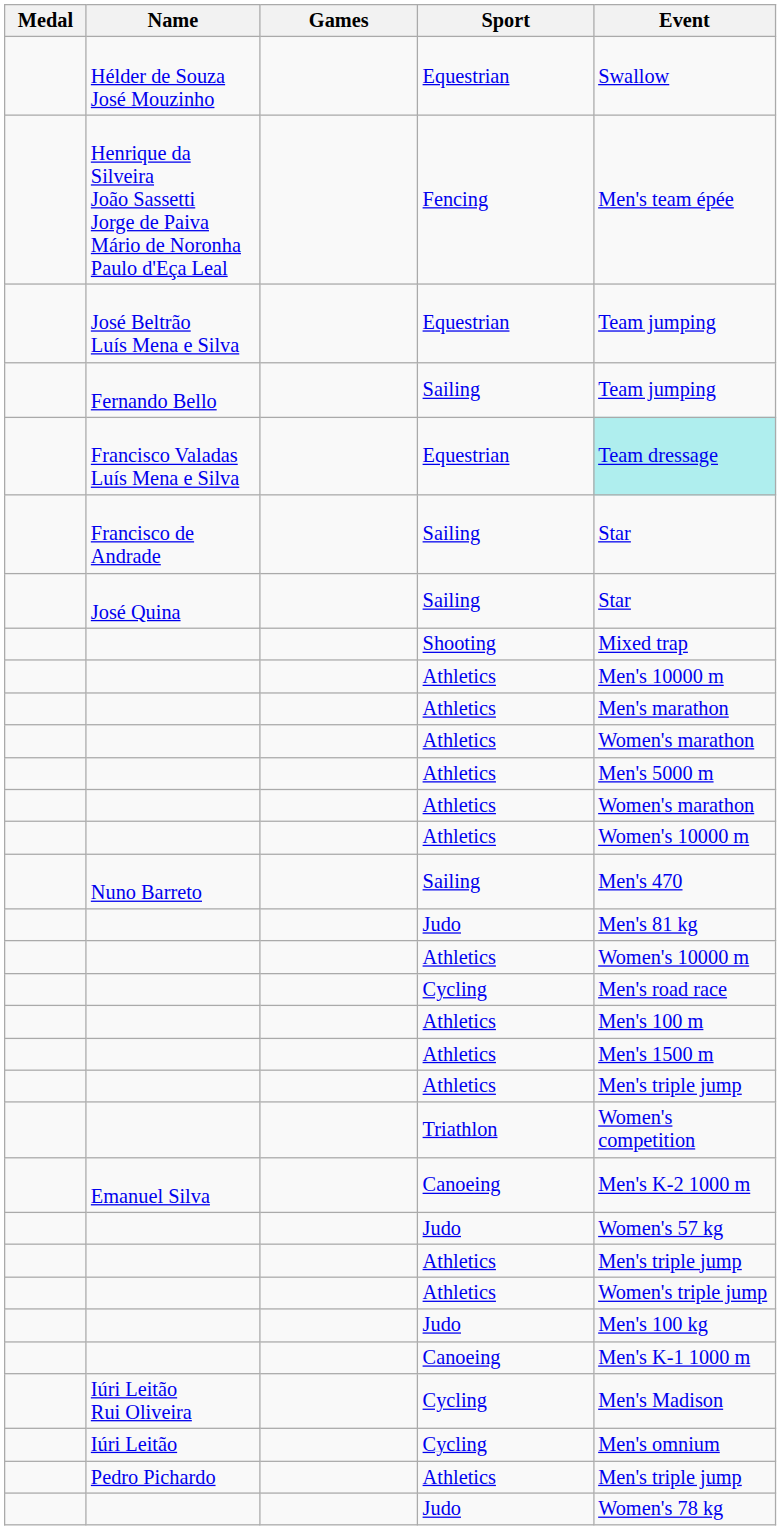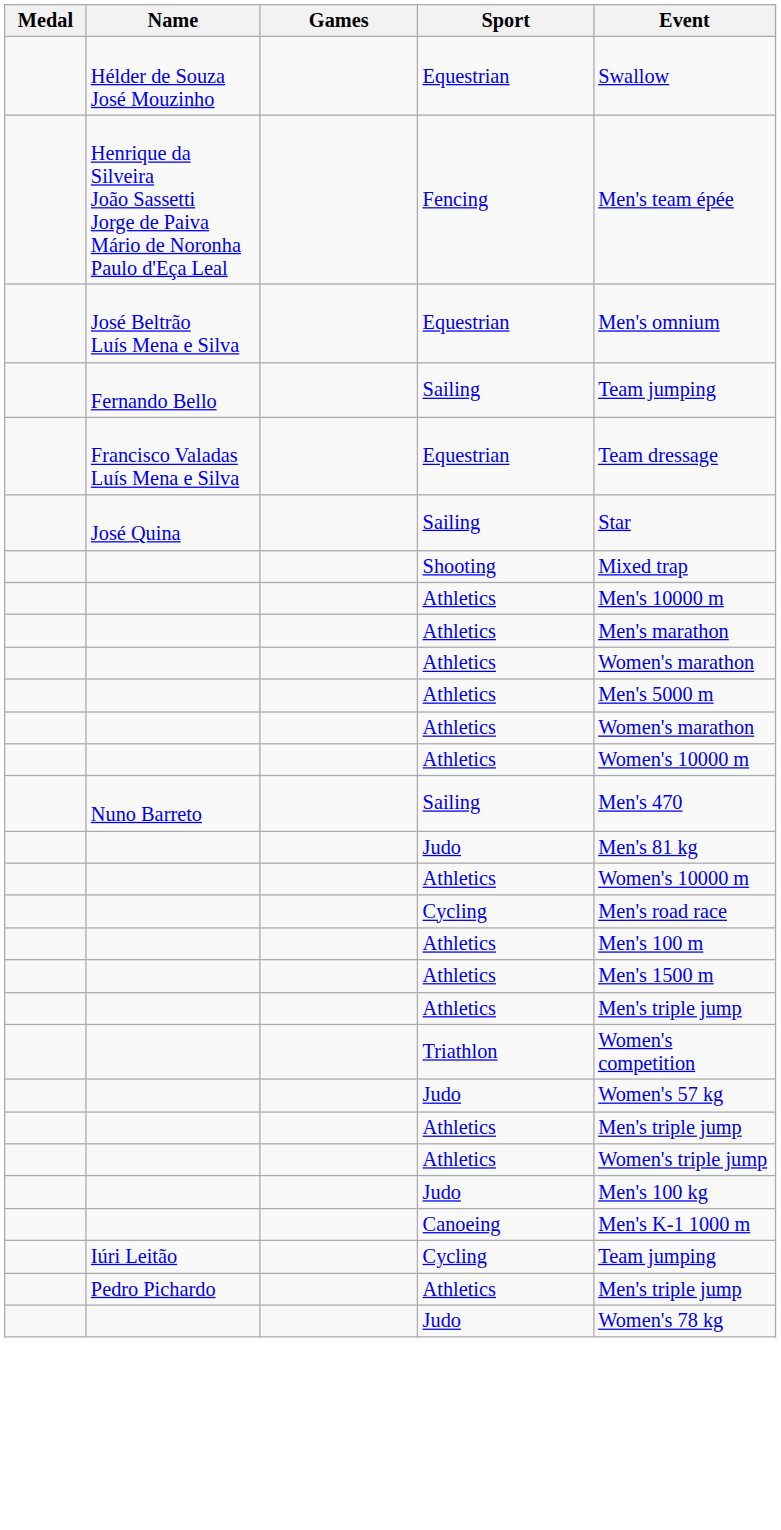(657, 323) Team jumping -> (659, 323) Men's omnium
(658, 456) paleturquoise background -> (658, 456) no background
- row: (142, 545)
- row: (150, 1196)
- row: (141, 1400)
(659, 1444) Men's omnium -> (657, 1256) Team jumping
